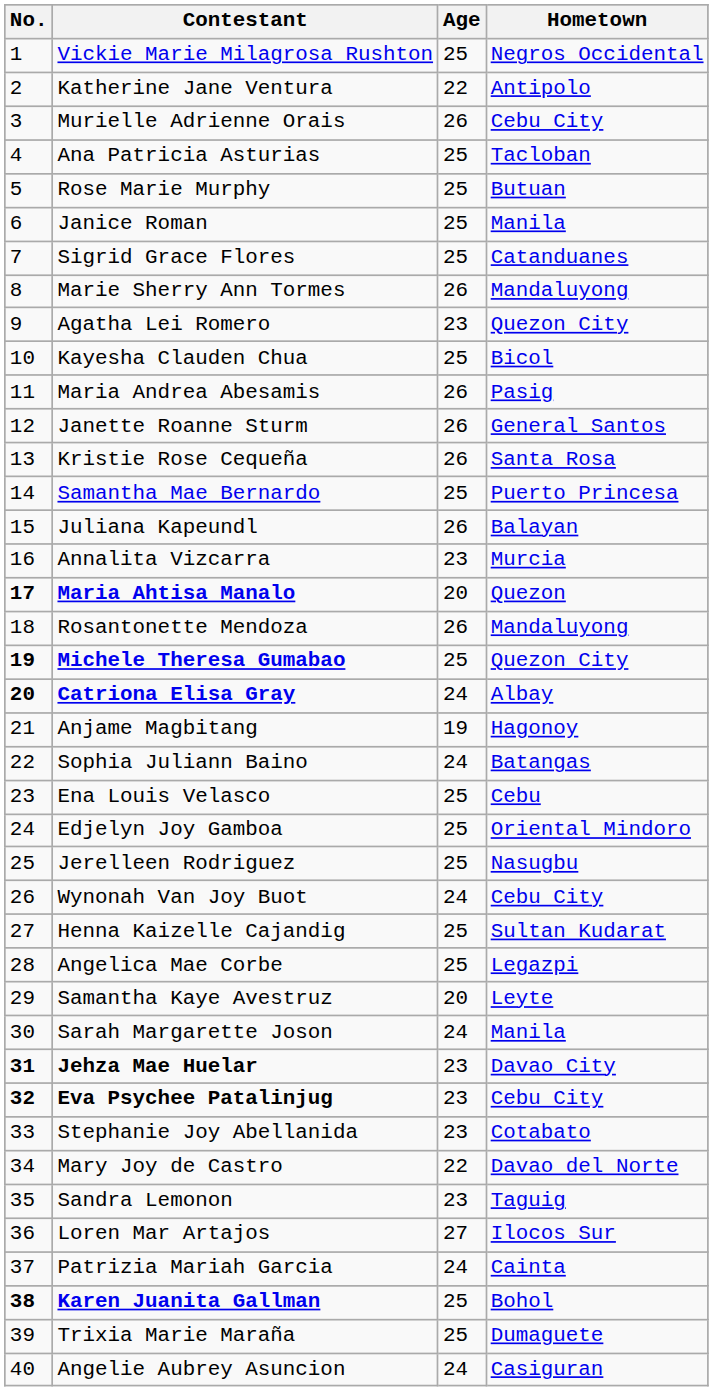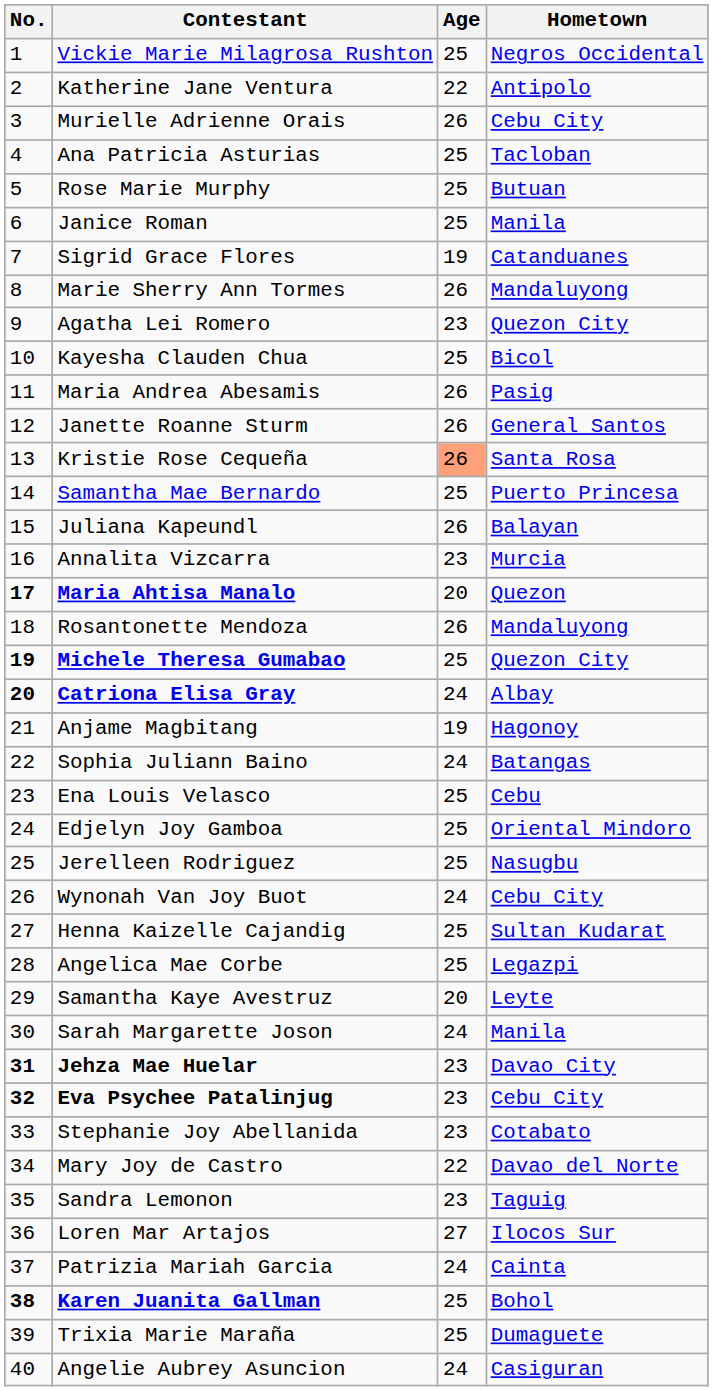(456, 258) 25 -> (456, 258) 19
(456, 460) no background -> (456, 460) lightsalmon background
